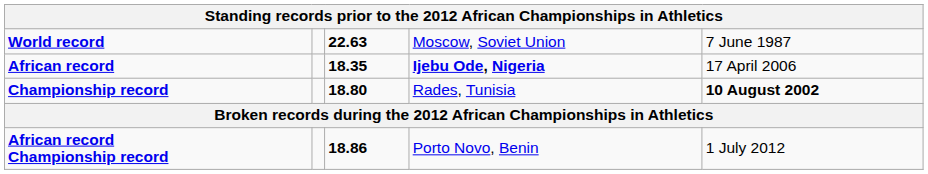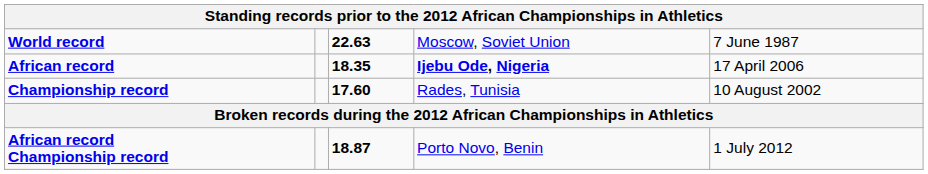(348, 90) 18.80 -> (351, 90) 17.60
(762, 90) bold -> (767, 90) normal
(348, 148) 18.86 -> (351, 148) 18.87
